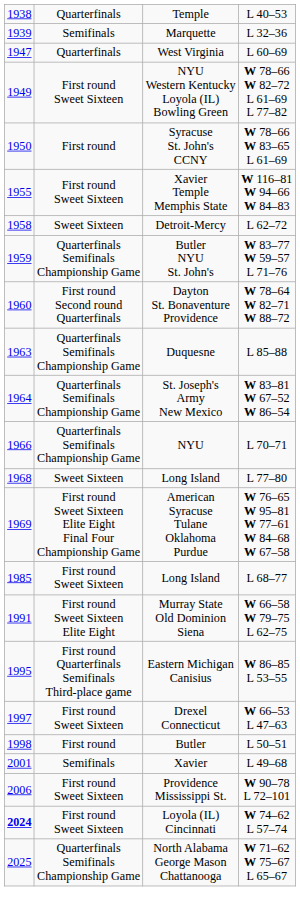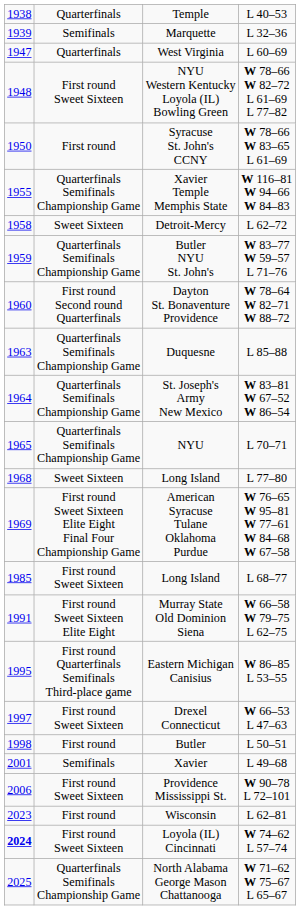(19, 92) 1949 -> (19, 92) 1948
(89, 192) First round Sweet Sixteen -> (89, 192) Quarterfinals Semifinals Championship Game
(19, 445) 1966 -> (19, 445) 1965
+ row: (267, 815)
